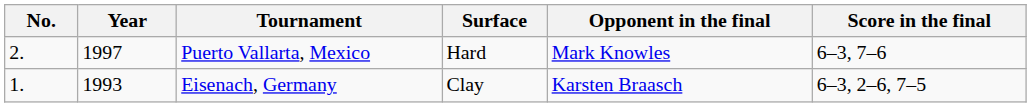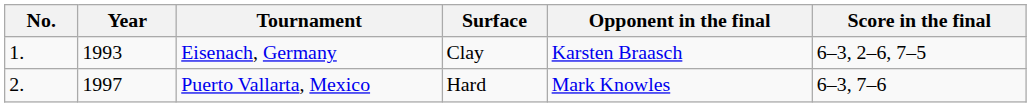rows swapped: (259, 84) <-> (276, 52)
